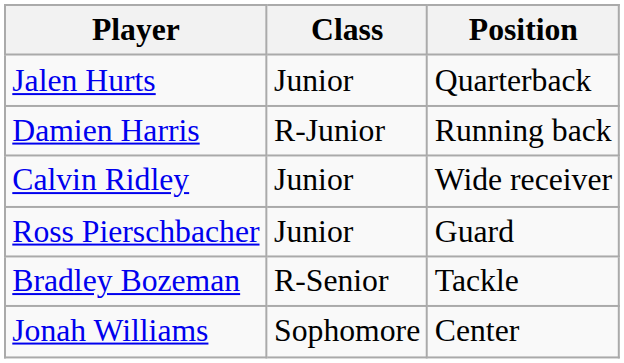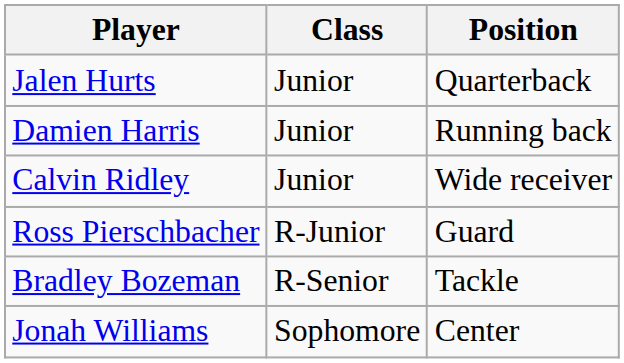(330, 130) R-Junior -> (314, 130) Junior
(314, 230) Junior -> (330, 230) R-Junior
